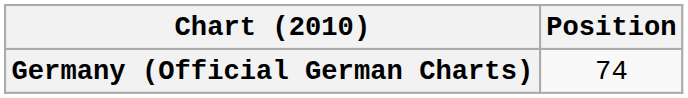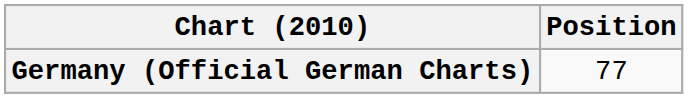(611, 71) 74 -> (611, 71) 77
